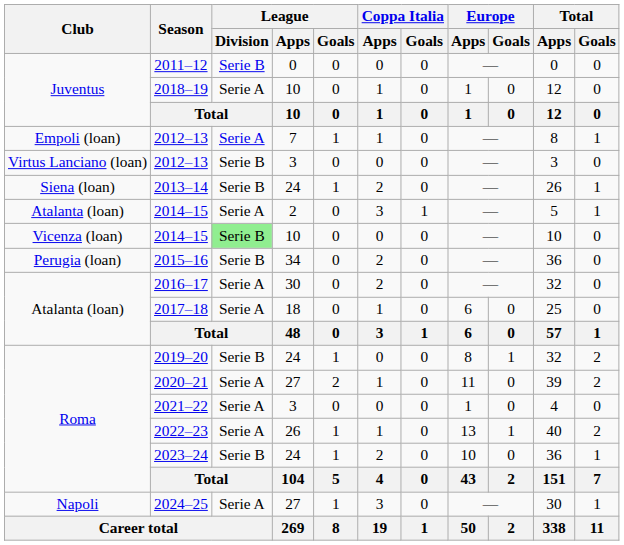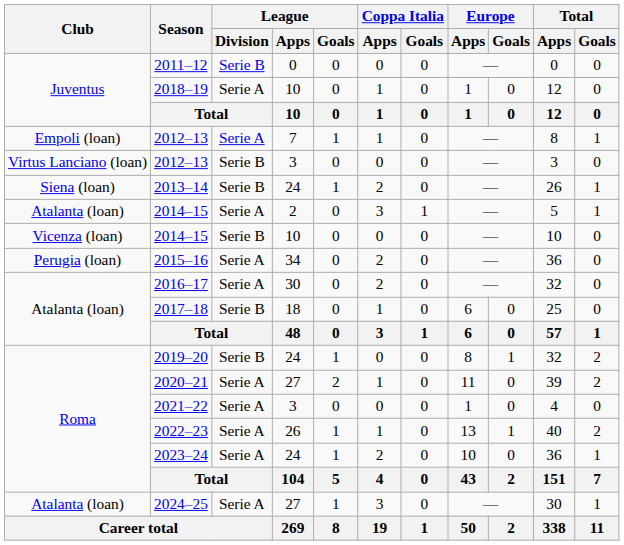(242, 235) lightgreen background -> (242, 235) no background
(242, 260) Serie B -> (242, 260) Serie A
(242, 308) Serie A -> (242, 308) Serie B
(242, 455) Serie B -> (242, 455) Serie A
(78, 503) Napoli -> (77, 503) Atalanta (loan)
